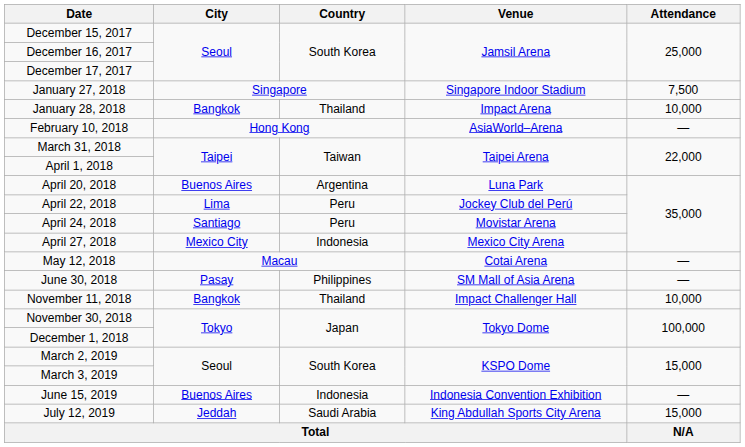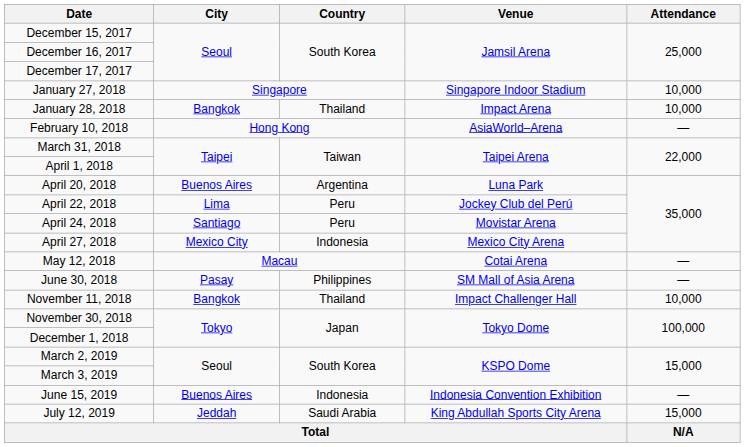(683, 90) 7,500 -> (683, 90) 10,000
